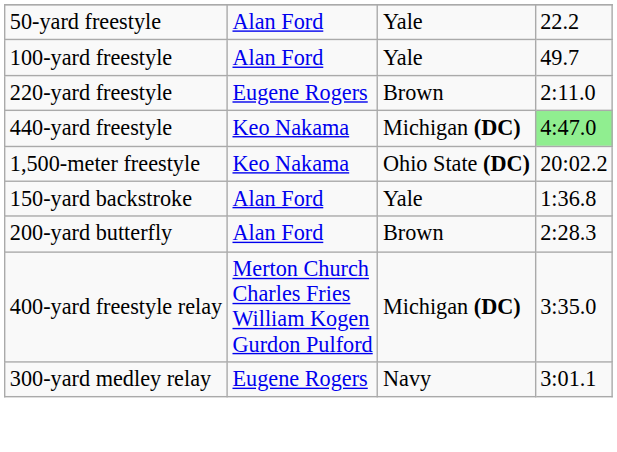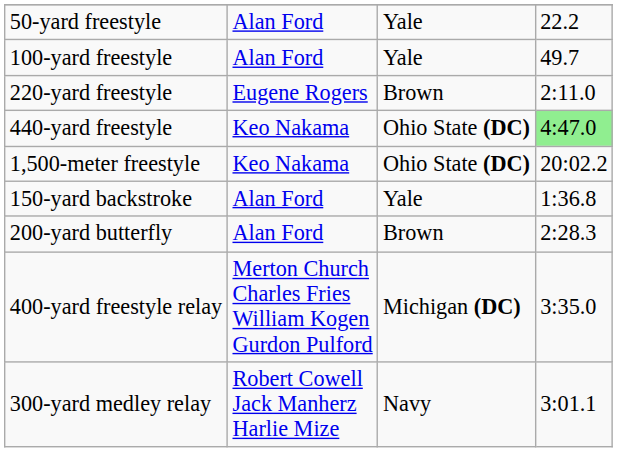(452, 127) Michigan (DC) -> (456, 127) Ohio State (DC)
(300, 379) Eugene Rogers -> (298, 404) Robert Cowell Jack Manherz Harlie Mize
